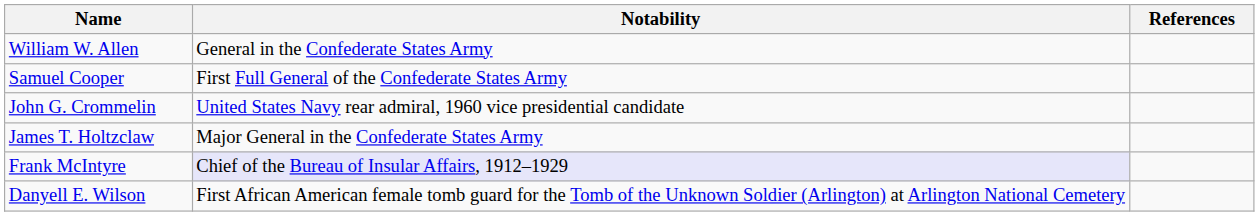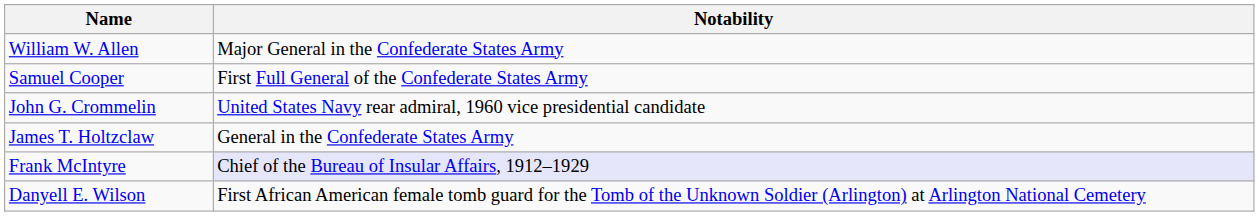- column: (1192, 19)
(344, 48) General in the Confederate States Army -> (390, 48) Major General in the Confederate States Army
(369, 136) Major General in the Confederate States Army -> (365, 136) General in the Confederate States Army
